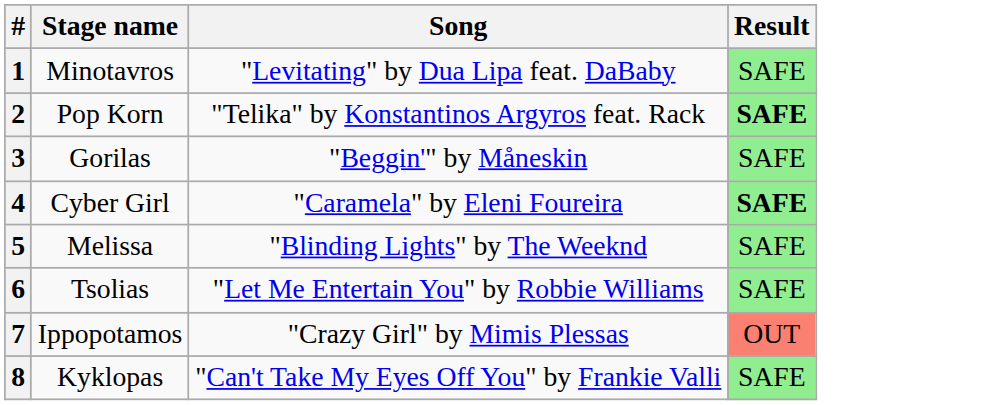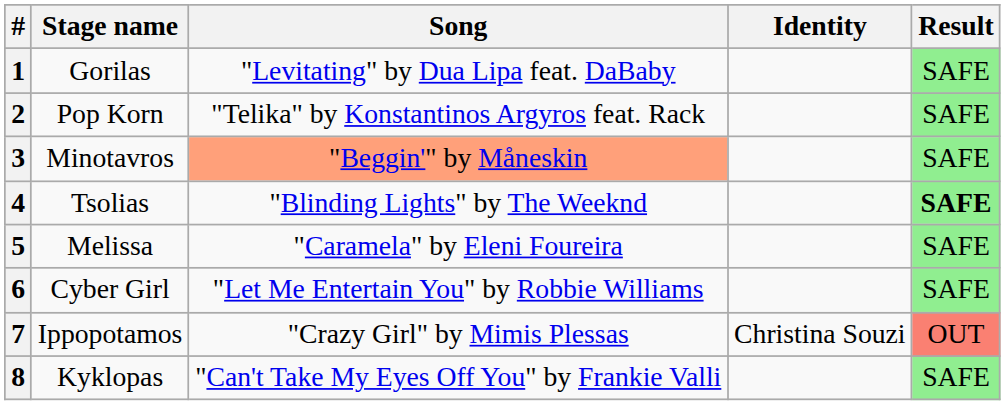+ column: (820, 26)
(110, 70) Minotavros -> (110, 70) Gorilas
(772, 114) bold -> (956, 114) normal
(110, 158) Gorilas -> (110, 158) Minotavros
(458, 158) no background -> (458, 158) lightsalmon background
(110, 202) Cyber Girl -> (110, 202) Tsolias
(458, 202) "Caramela" by Eleni Foureira -> (458, 202) "Blinding Lights" by The Weeknd
(458, 245) "Blinding Lights" by The Weeknd -> (458, 245) "Caramela" by Eleni Foureira
(110, 289) Tsolias -> (110, 289) Cyber Girl
